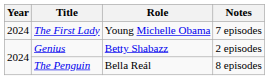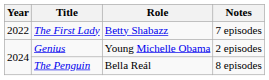(18, 30) 2024 -> (18, 30) 2022
(158, 30) Young Michelle Obama -> (137, 30) Betty Shabazz
(137, 48) Betty Shabazz -> (158, 48) Young Michelle Obama
